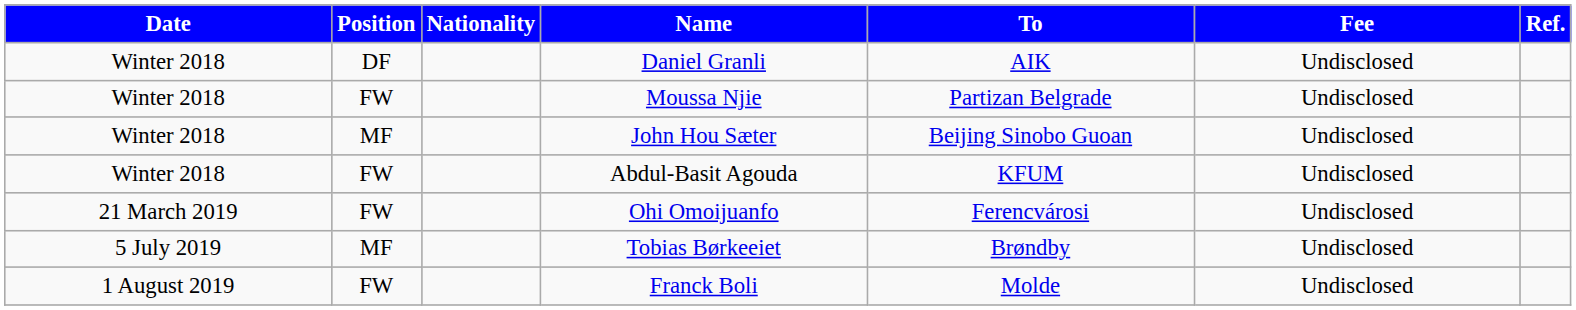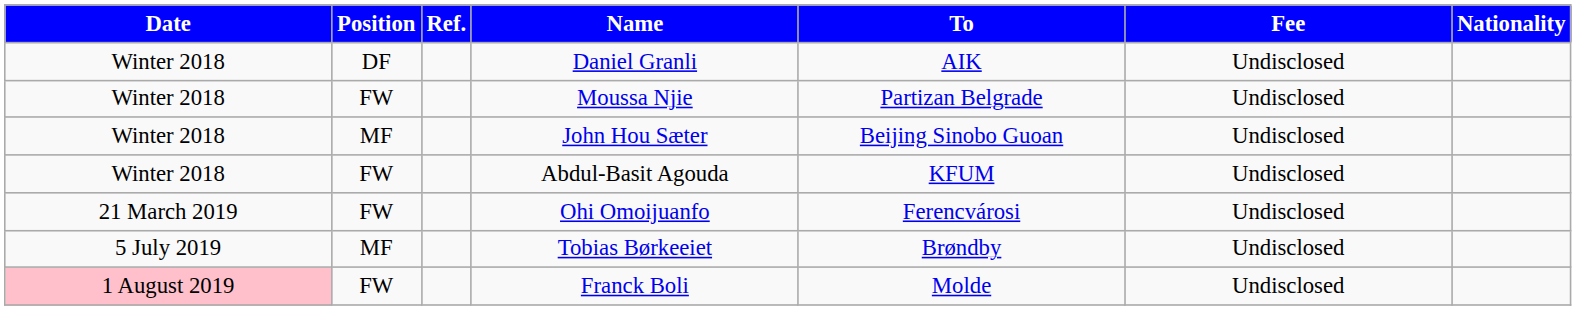columns swapped: (481, 23) <-> (1546, 23)
(168, 286) no background -> (168, 286) pink background
